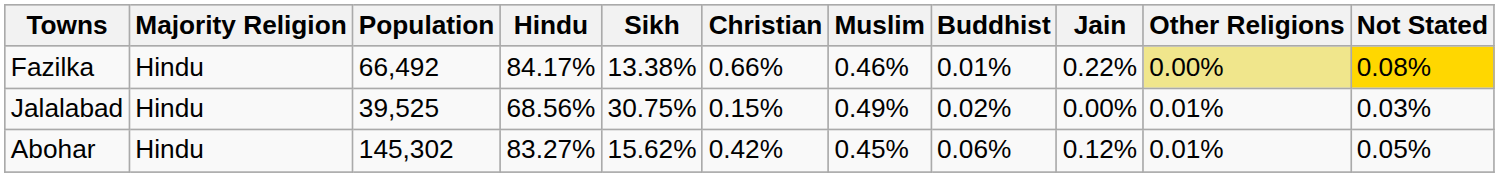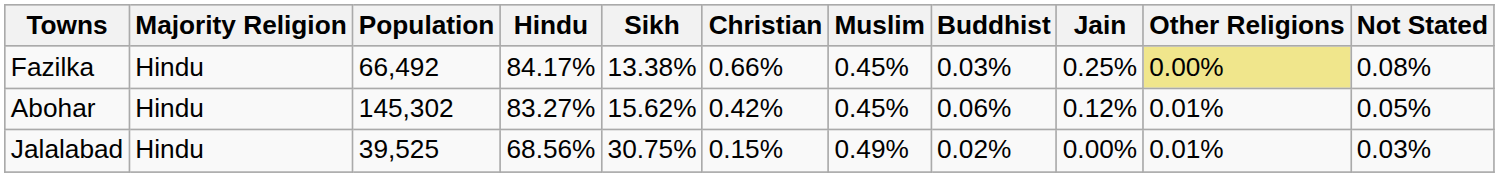(872, 66) 0.46% -> (872, 66) 0.45%
(974, 66) 0.01% -> (974, 66) 0.03%
(1100, 66) 0.22% -> (1100, 66) 0.25%
(1394, 66) gold background -> (1394, 66) no background
rows swapped: (53, 150) <-> (67, 108)
